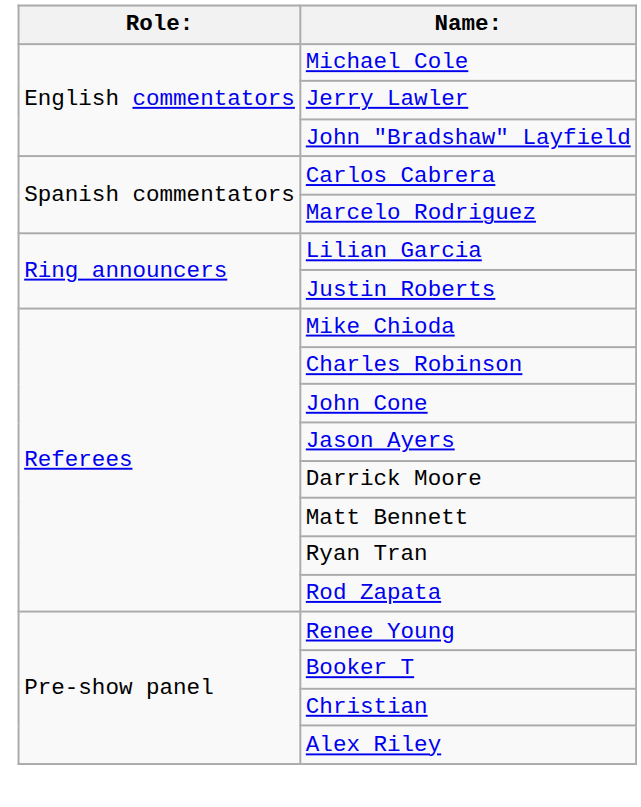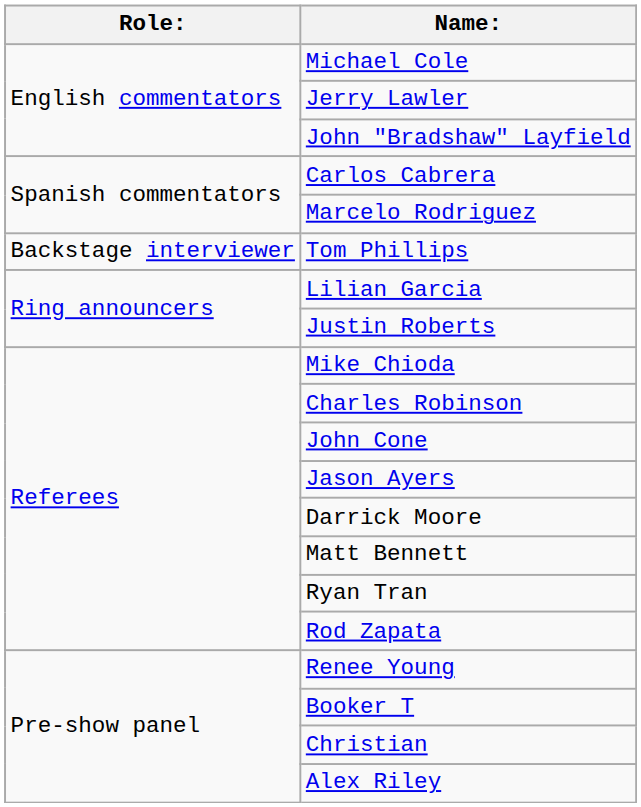+ row: (387, 252)
